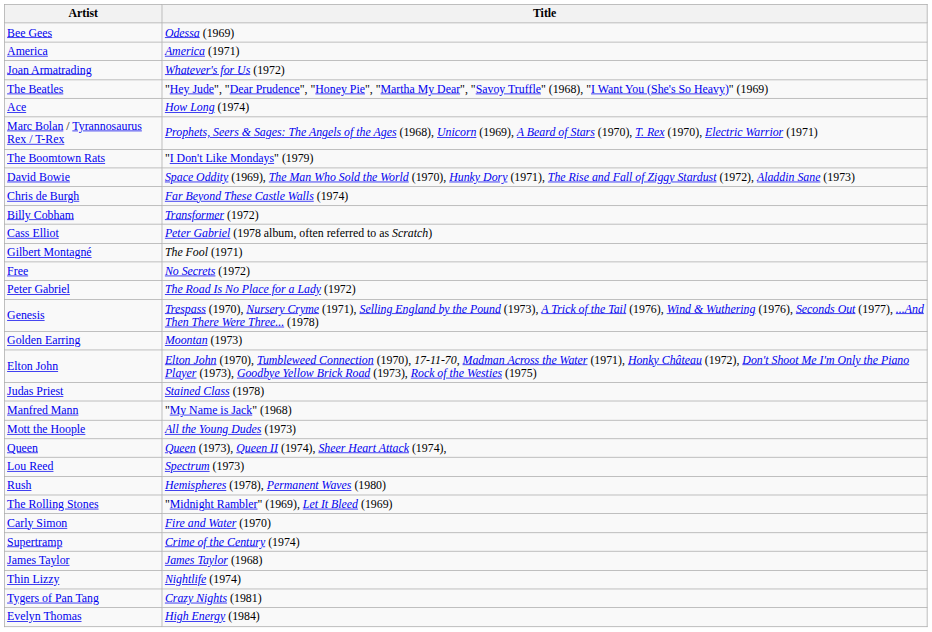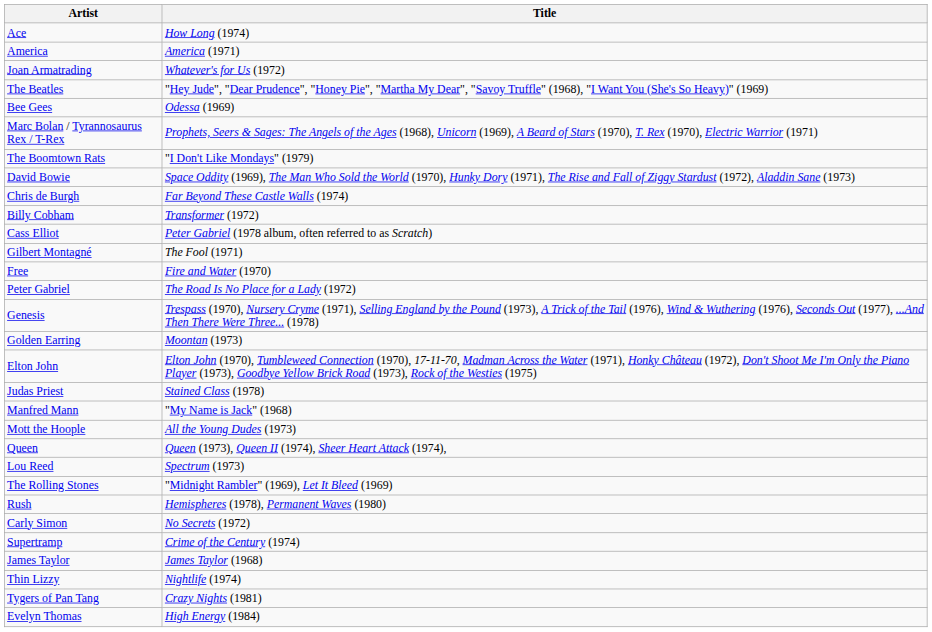rows swapped: (17, 107) <-> (30, 32)
(207, 271) No Secrets (1972) -> (218, 271) Fire and Water (1970)
rows swapped: (53, 504) <-> (19, 485)
(218, 523) Fire and Water (1970) -> (207, 523) No Secrets (1972)
